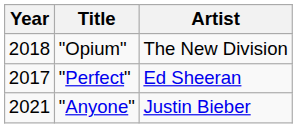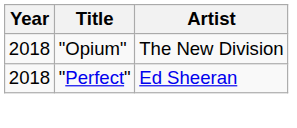(30, 78) 2017 -> (30, 78) 2018
- row: (97, 107)
